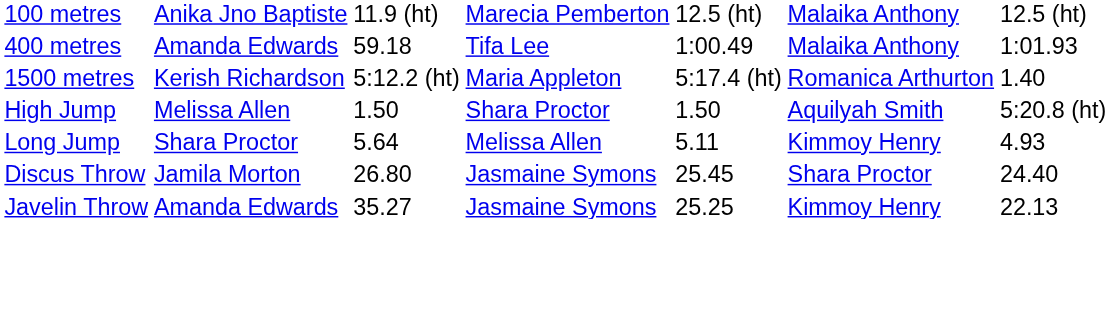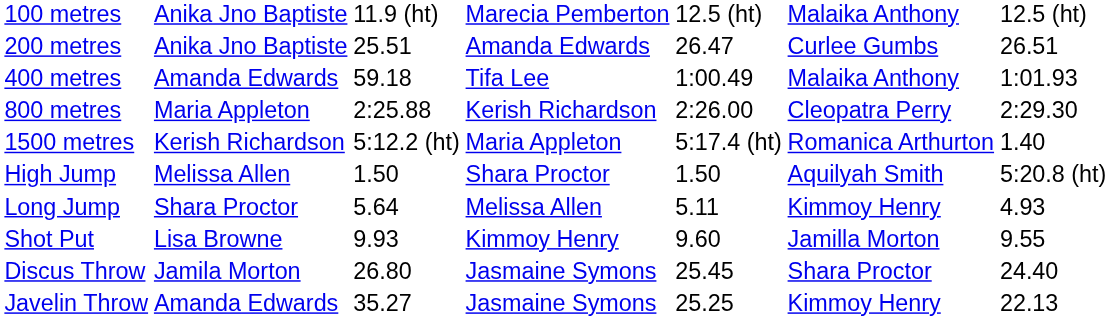+ row: (63, 46)
+ row: (63, 110)
+ row: (49, 239)
